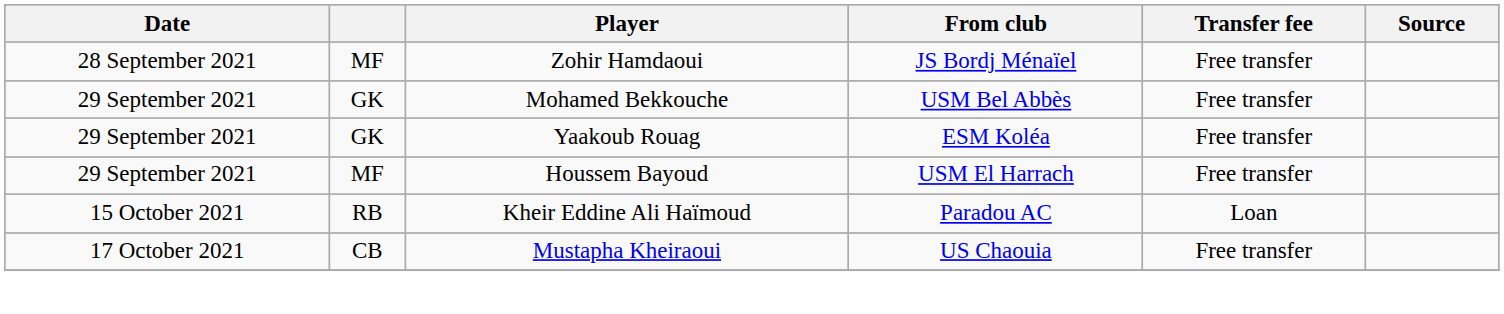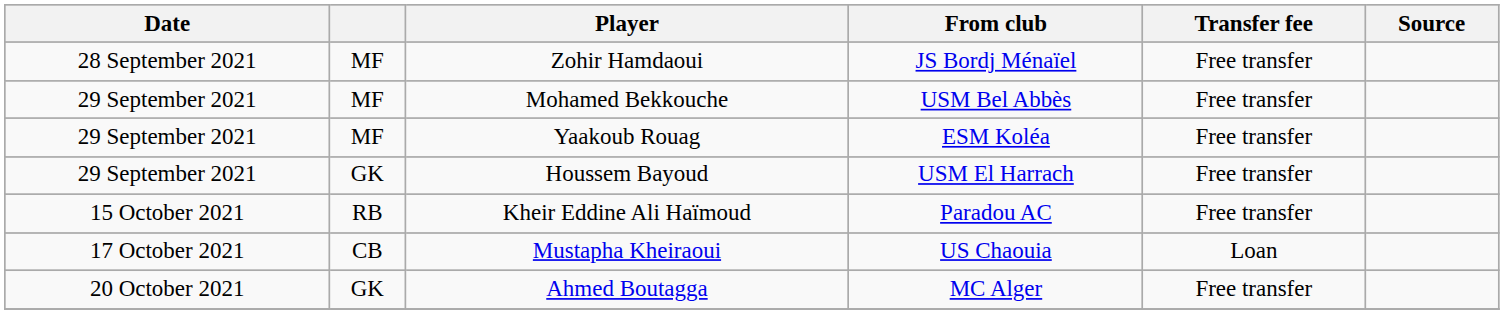(367, 98) GK -> (367, 98) MF
(367, 136) GK -> (367, 136) MF
(367, 174) MF -> (367, 174) GK
(1254, 212) Loan -> (1254, 212) Free transfer
(1254, 250) Free transfer -> (1254, 250) Loan
+ row: (627, 288)
